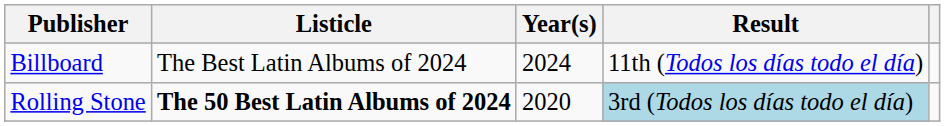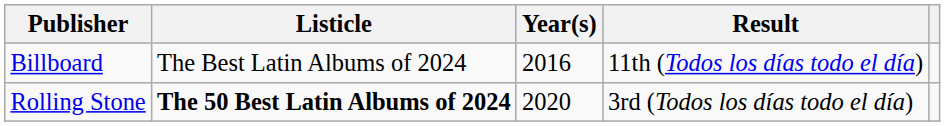(546, 62) 2024 -> (546, 62) 2016
(761, 101) lightblue background -> (761, 101) no background
